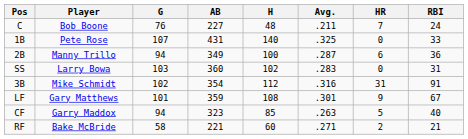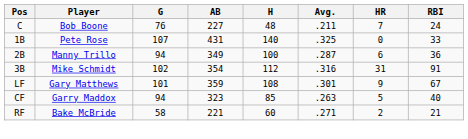- row: (20, 69)
